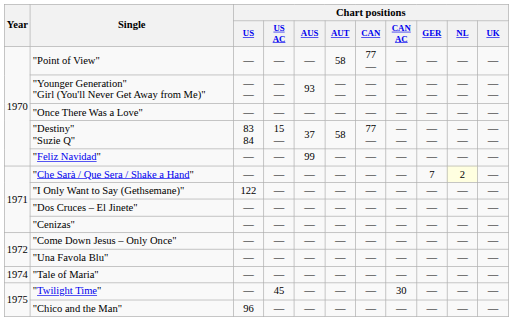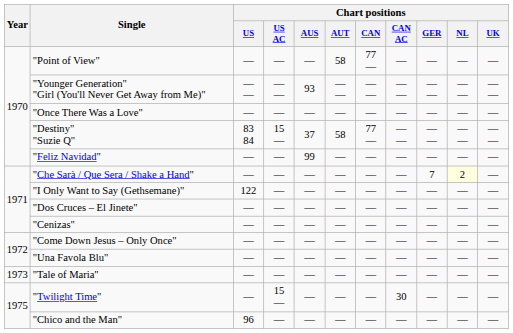(17, 274) 1974 -> (17, 274) 1973
(279, 291) 45 -> (279, 297) 15 —
